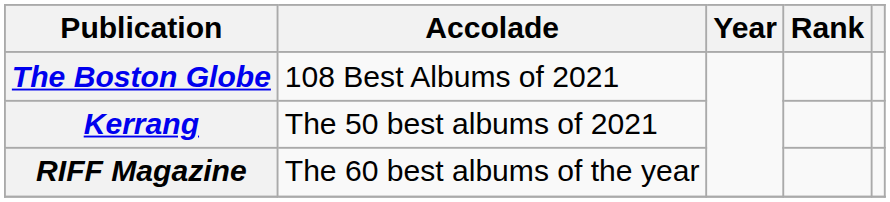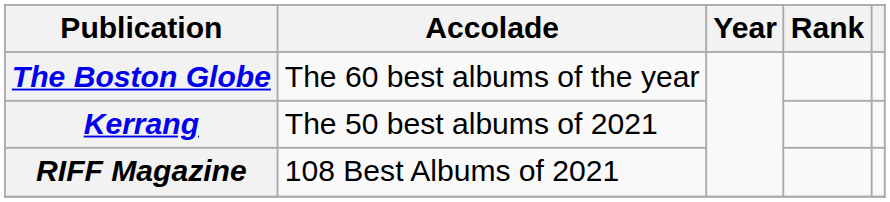(452, 76) 108 Best Albums of 2021 -> (492, 76) The 60 best albums of the year
(492, 171) The 60 best albums of the year -> (452, 171) 108 Best Albums of 2021
